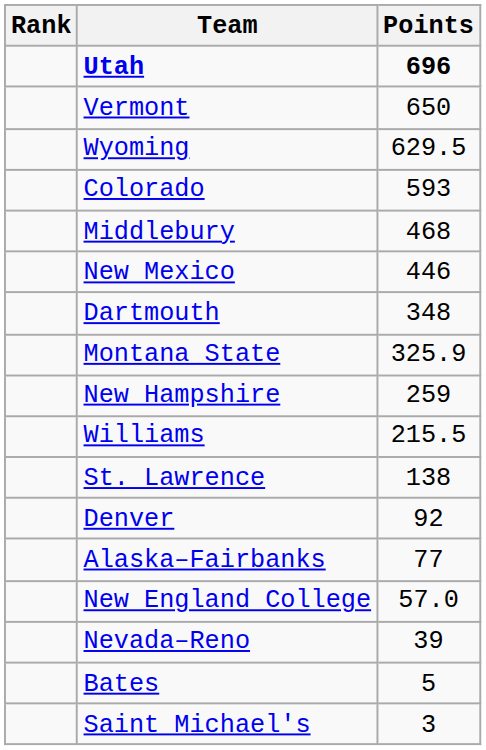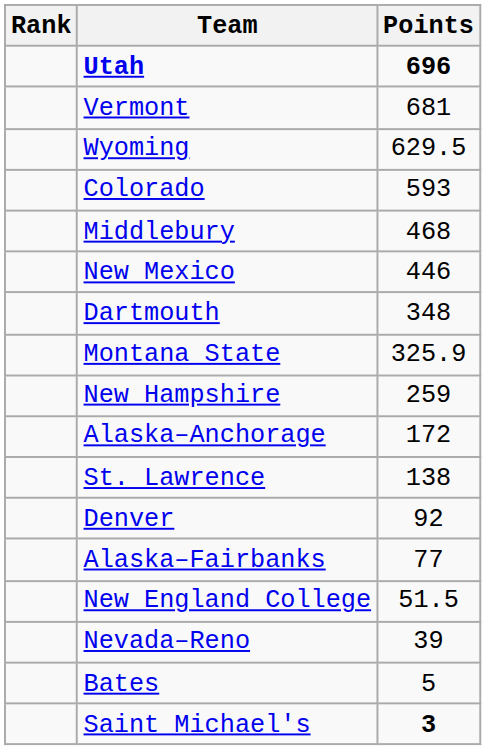(429, 108) 650 -> (429, 108) 681
- row: (144, 437)
+ row: (205, 437)
(429, 601) 57.0 -> (429, 601) 51.5
(429, 724) normal -> (429, 724) bold
